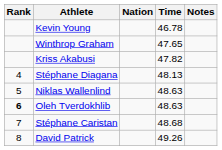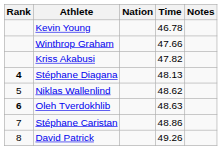(170, 43) 47.65 -> (170, 43) 47.66
(19, 75) normal -> (19, 75) bold
(170, 91) 48.63 -> (170, 91) 48.62
(170, 122) 48.68 -> (170, 122) 48.86
